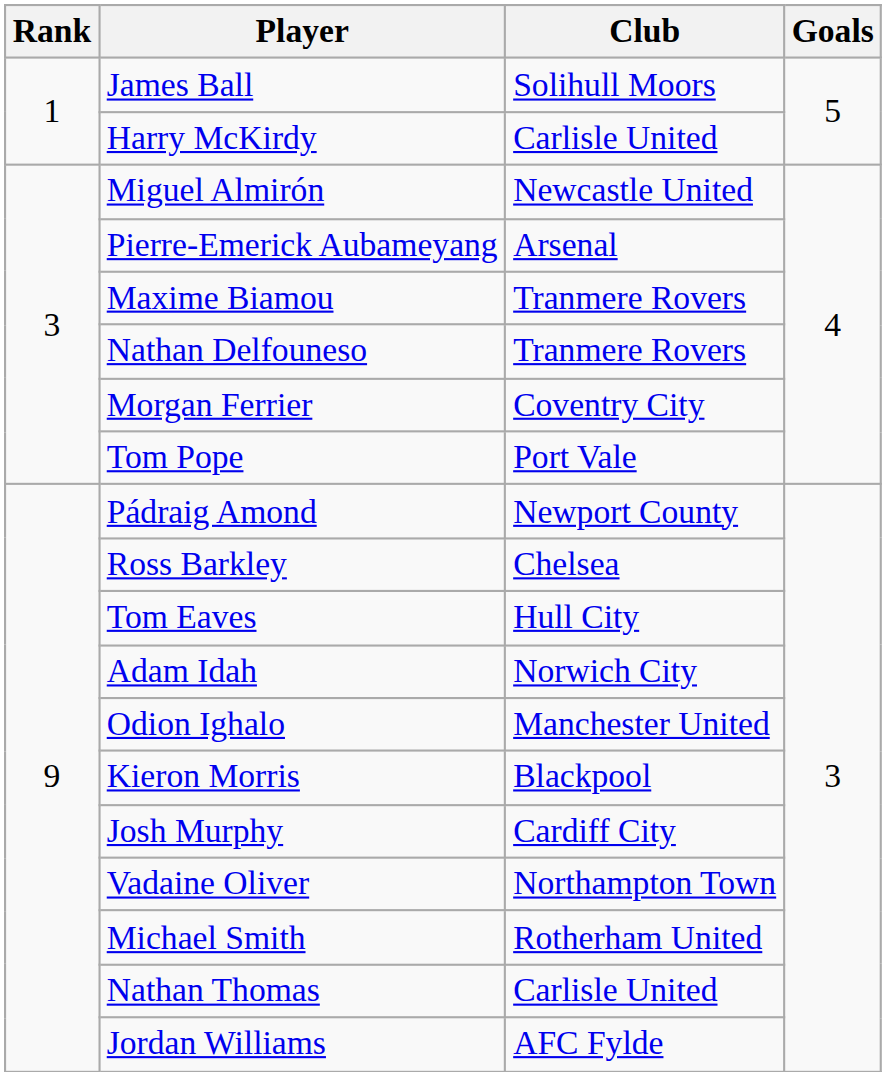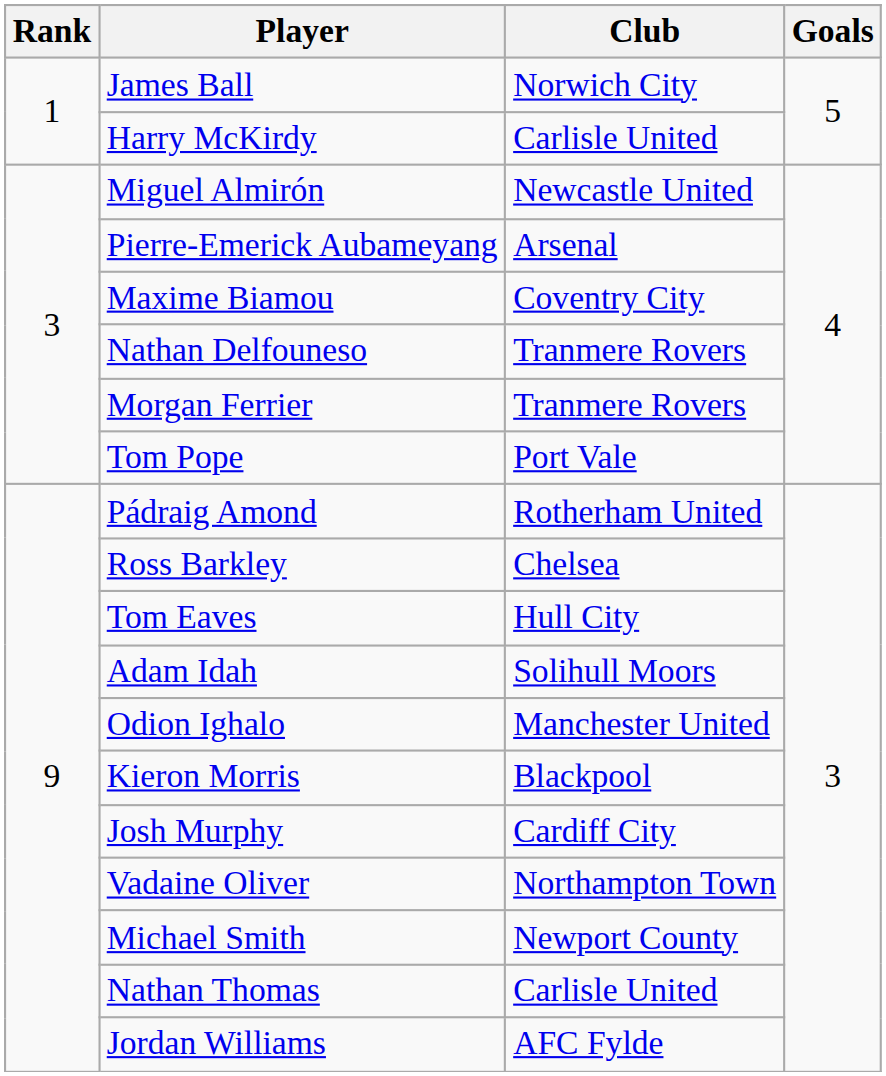(614, 84) Solihull Moors -> (605, 84) Norwich City
(630, 297) Tranmere Rovers -> (609, 297) Coventry City
(609, 404) Coventry City -> (630, 404) Tranmere Rovers
(626, 510) Newport County -> (638, 510) Rotherham United
(605, 670) Norwich City -> (614, 670) Solihull Moors
(638, 937) Rotherham United -> (626, 937) Newport County
